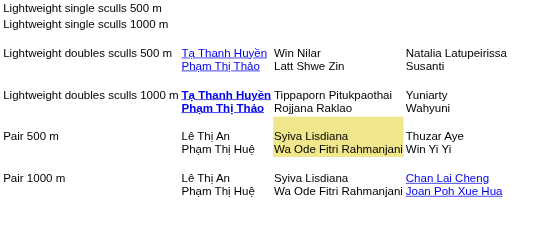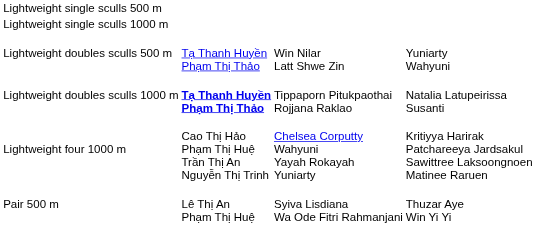(456, 59) Natalia Latupeirissa Susanti -> (428, 59) Yuniarty Wahyuni
(428, 101) Yuniarty Wahyuni -> (456, 101) Natalia Latupeirissa Susanti
+ row: (65, 149)
(338, 143) khaki background -> (338, 211) no background
- row: (34, 178)
